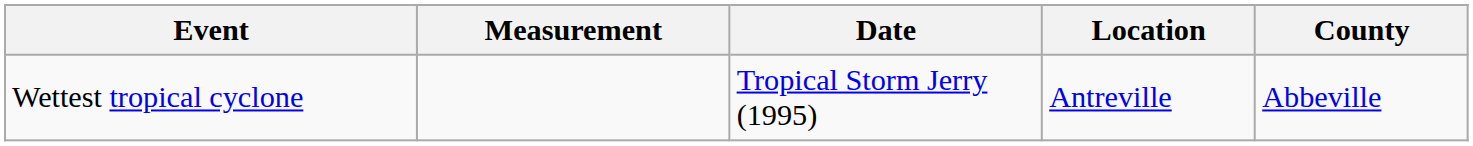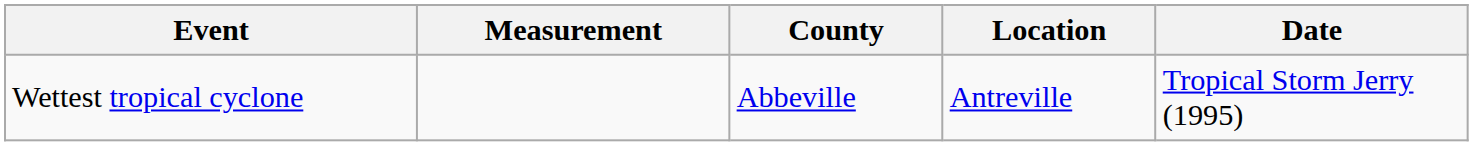columns swapped: (886, 29) <-> (1362, 29)
